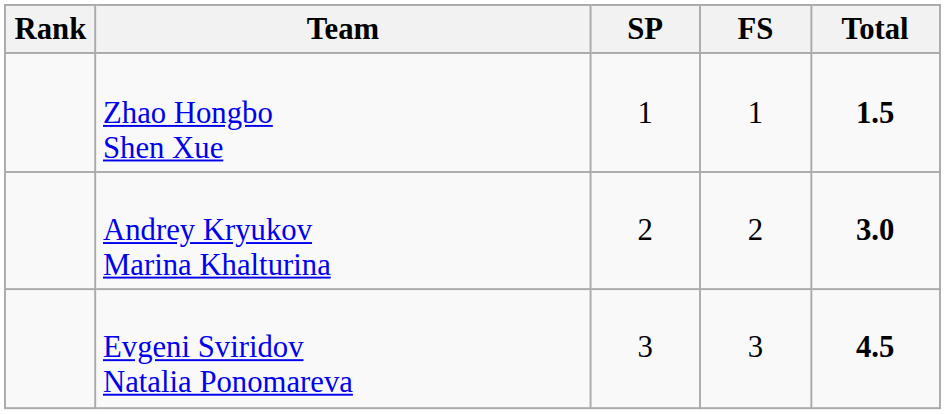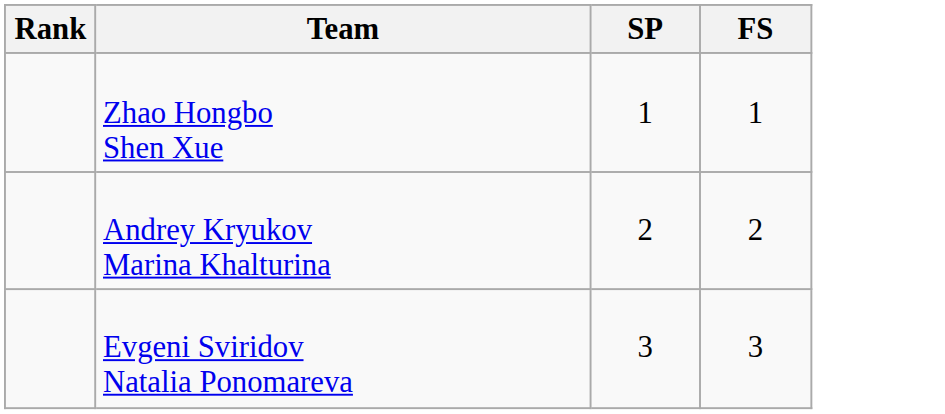- column: (875, 28)
